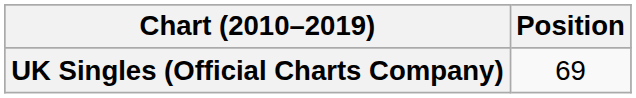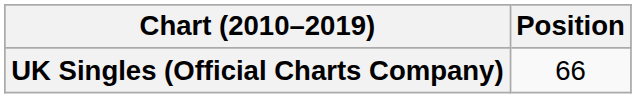(571, 69) 69 -> (571, 69) 66
